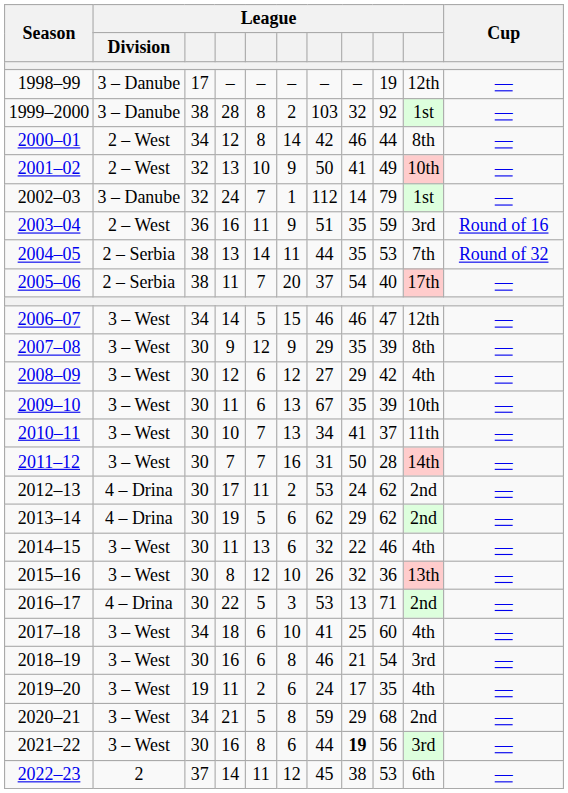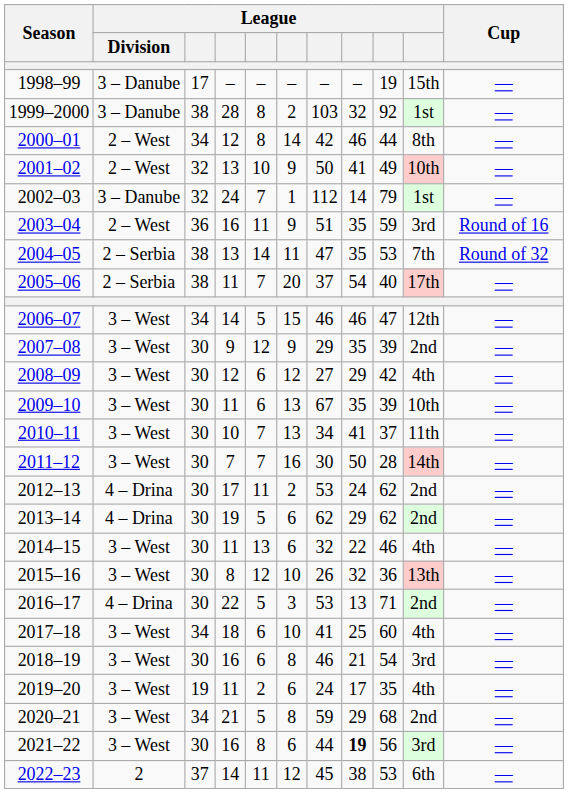(424, 83) 12th -> (424, 83) 15th
(325, 254) 44 -> (325, 254) 47
(424, 347) 8th -> (423, 347) 2nd
(325, 461) 31 -> (325, 461) 30
